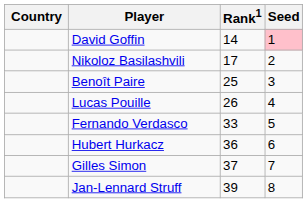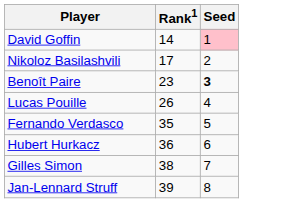- column: (37, 16)
(230, 81) 25 -> (166, 81) 23
(272, 81) normal -> (207, 81) bold
(230, 123) 33 -> (166, 123) 35
(230, 166) 37 -> (166, 166) 38
